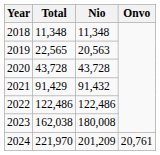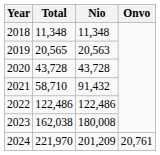(51, 50) 22,565 -> (51, 50) 20,565
(51, 86) 91,429 -> (51, 86) 58,710
